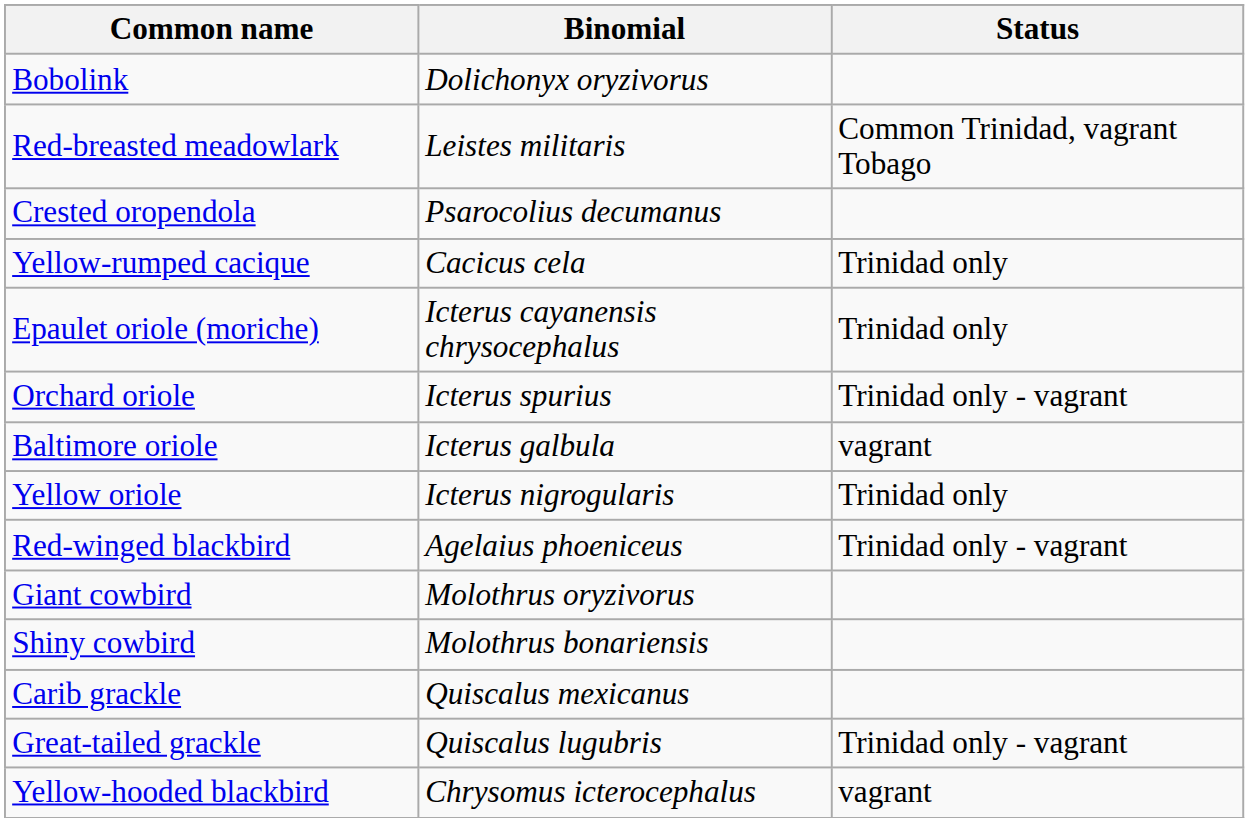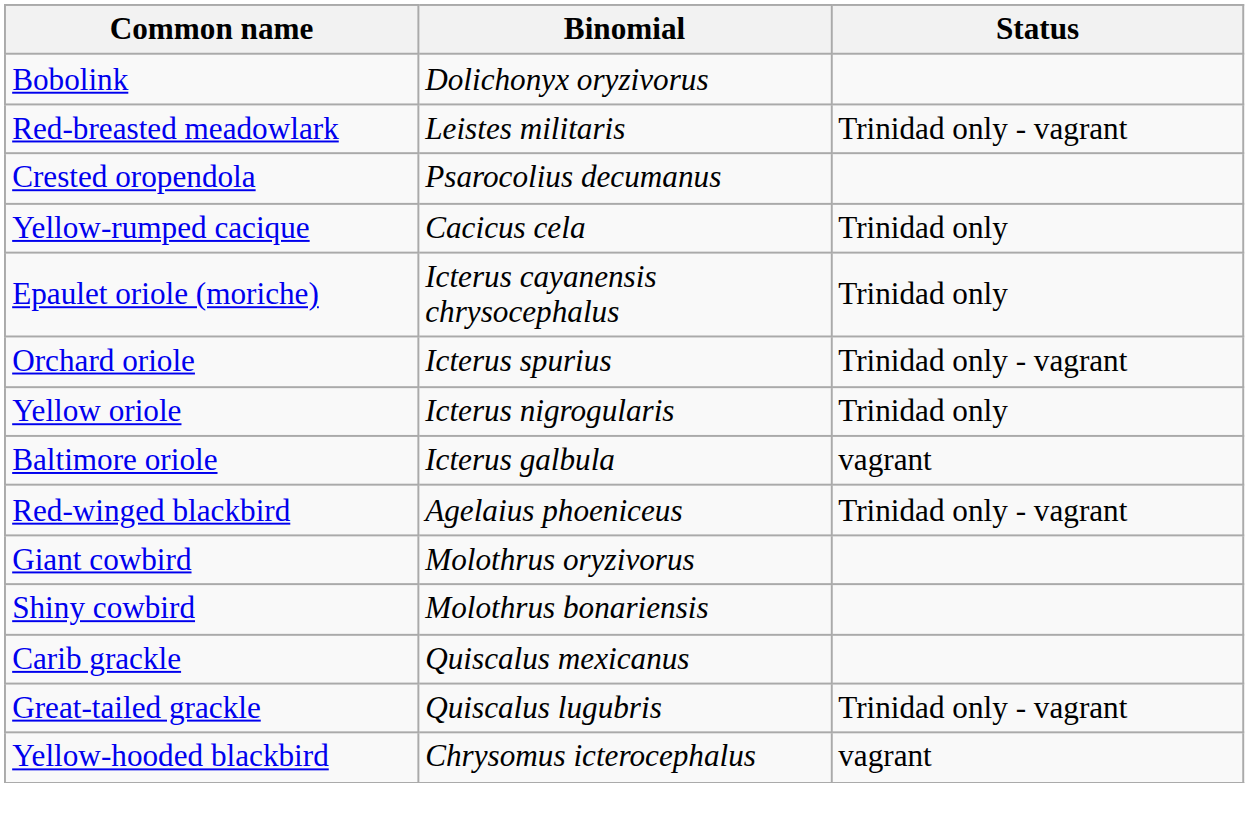(1008, 145) Common Trinidad, vagrant Tobago -> (983, 128) Trinidad only - vagrant
rows swapped: (115, 445) <-> (97, 495)
